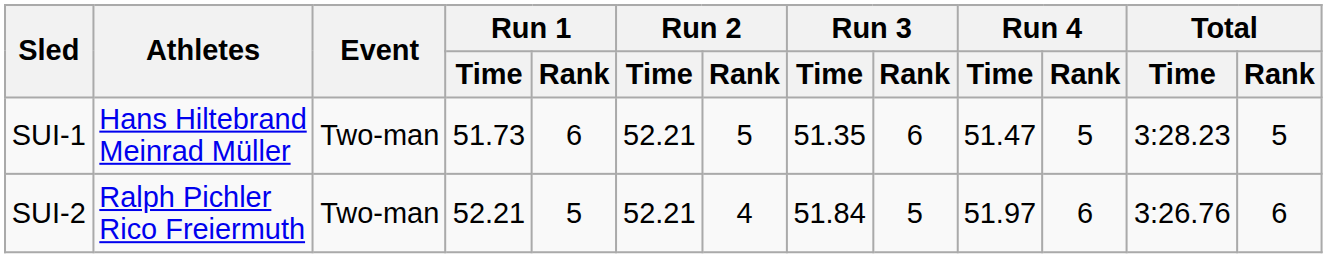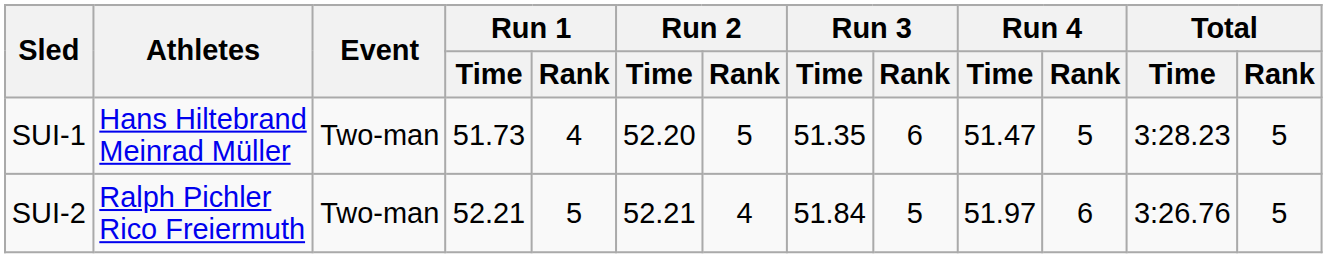(574, 136) 6 -> (574, 136) 4
(659, 136) 52.21 -> (659, 136) 52.20
(1279, 214) 6 -> (1279, 214) 5
